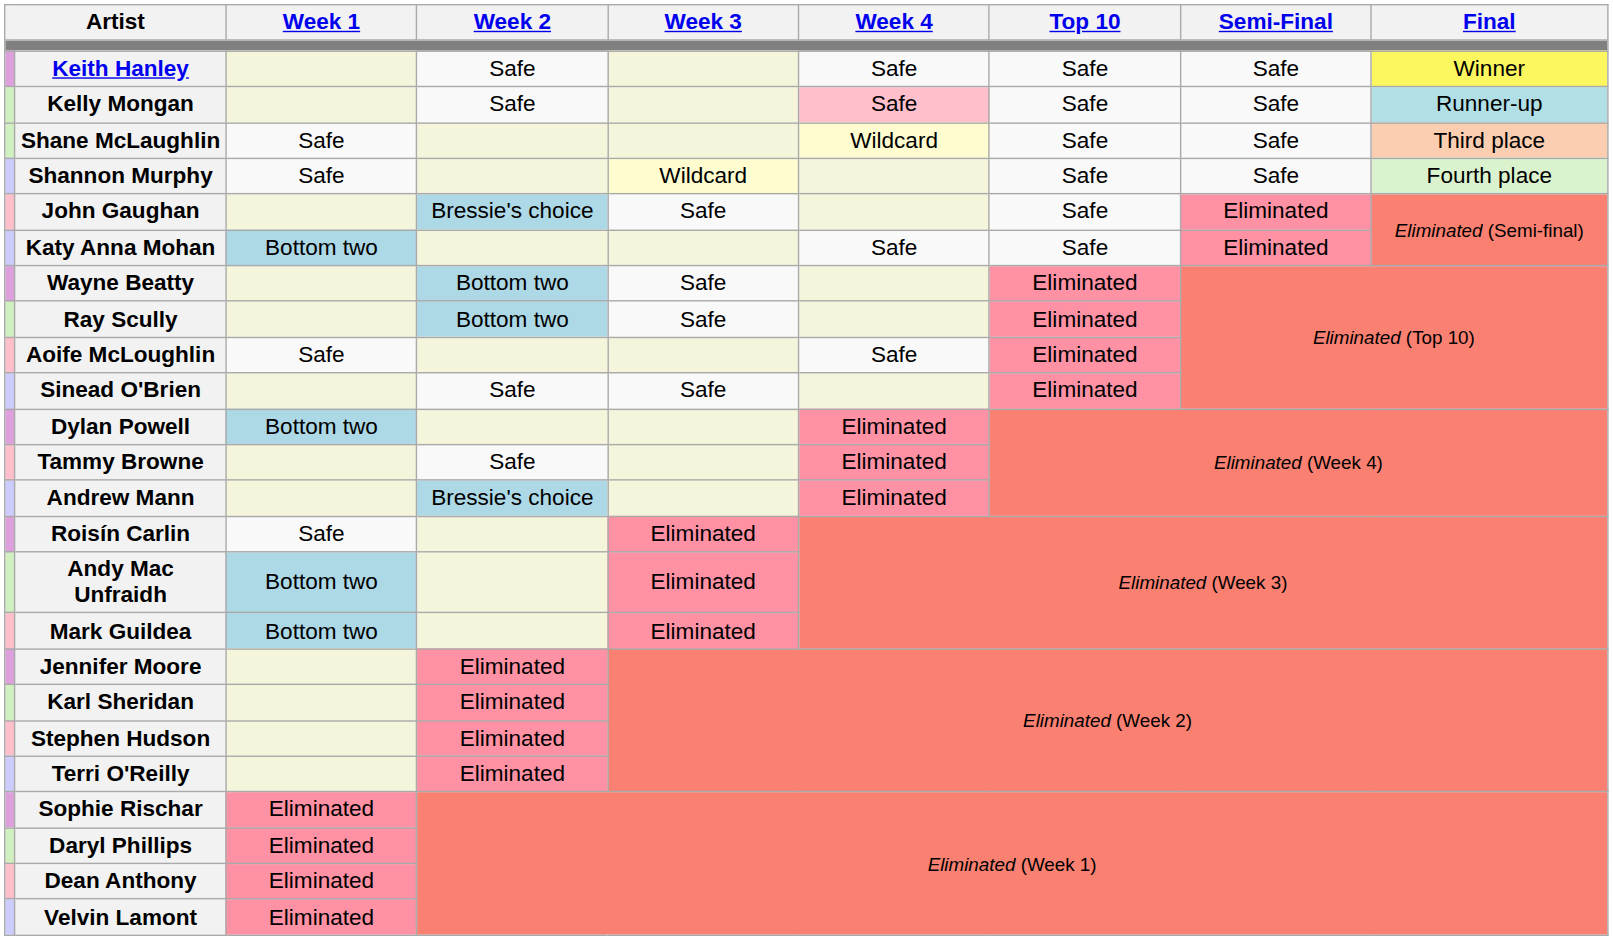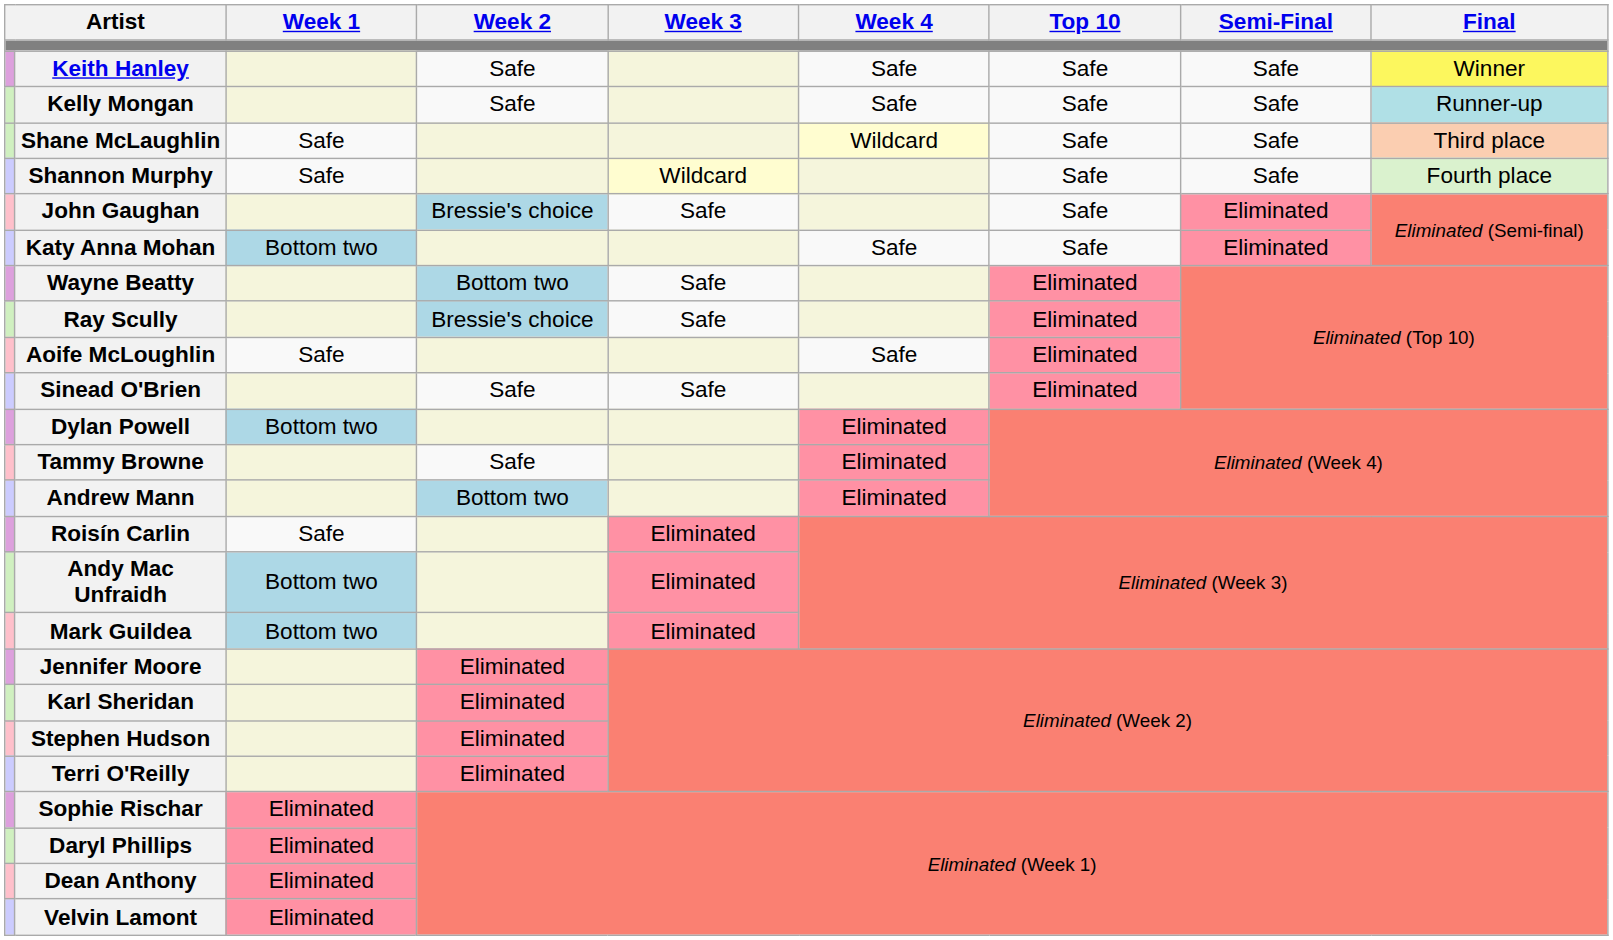(894, 104) pink background -> (894, 104) no background
(512, 319) Bottom two -> (512, 319) Bressie's choice
(512, 497) Bressie's choice -> (512, 497) Bottom two
